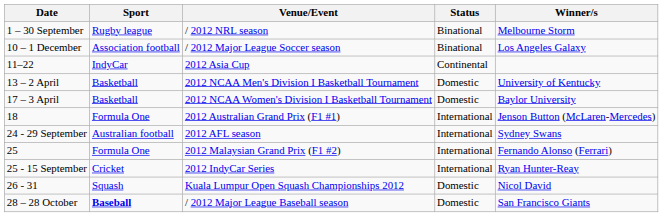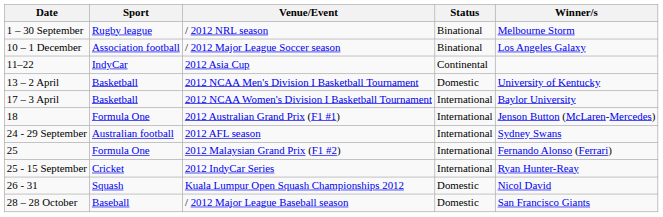(458, 99) Domestic -> (465, 99) International
(112, 202) bold -> (111, 202) normal
